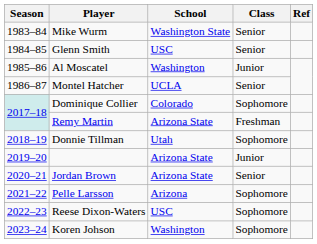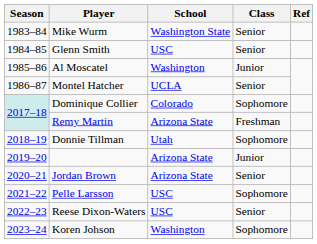(169, 193) Arizona -> (162, 193) USC
(262, 211) Sophomore -> (250, 211) Senior
